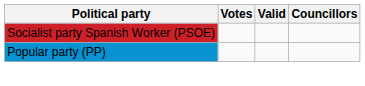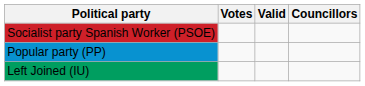+ row: (48, 71)
